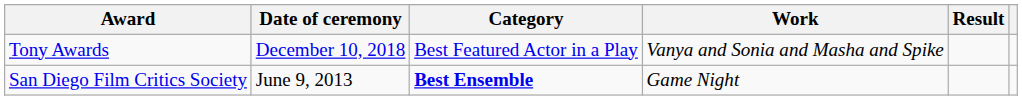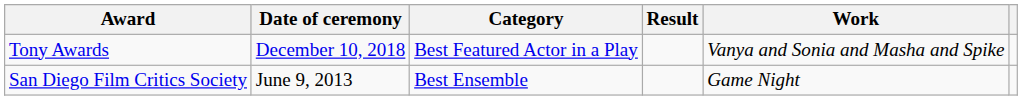columns swapped: (795, 19) <-> (979, 19)
(474, 79) bold -> (471, 79) normal
